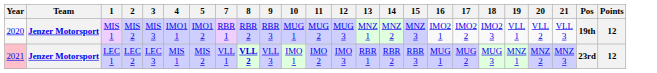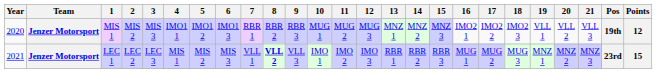+ column: (228, 11)
(15, 56) pink background -> (15, 56) no background
(612, 56) 12 -> (638, 56) 15
